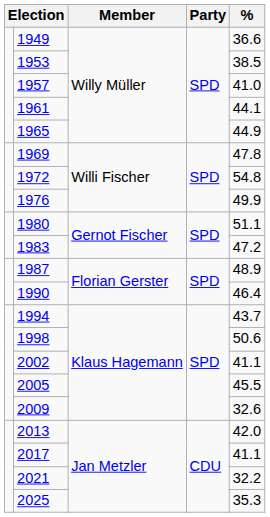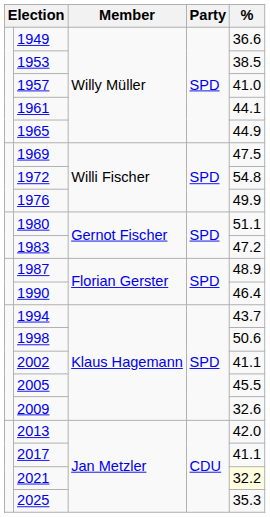(247, 154) 47.8 -> (247, 154) 47.5
(247, 477) no background -> (247, 477) lightyellow background
